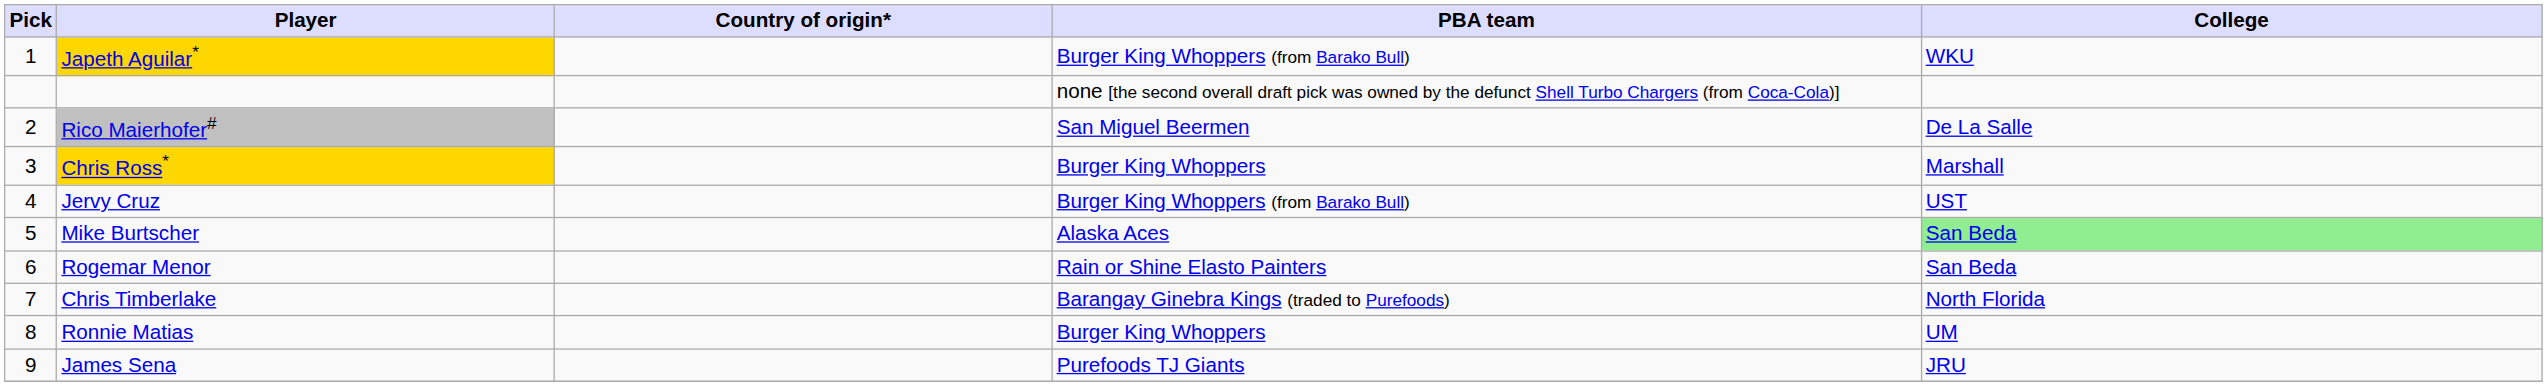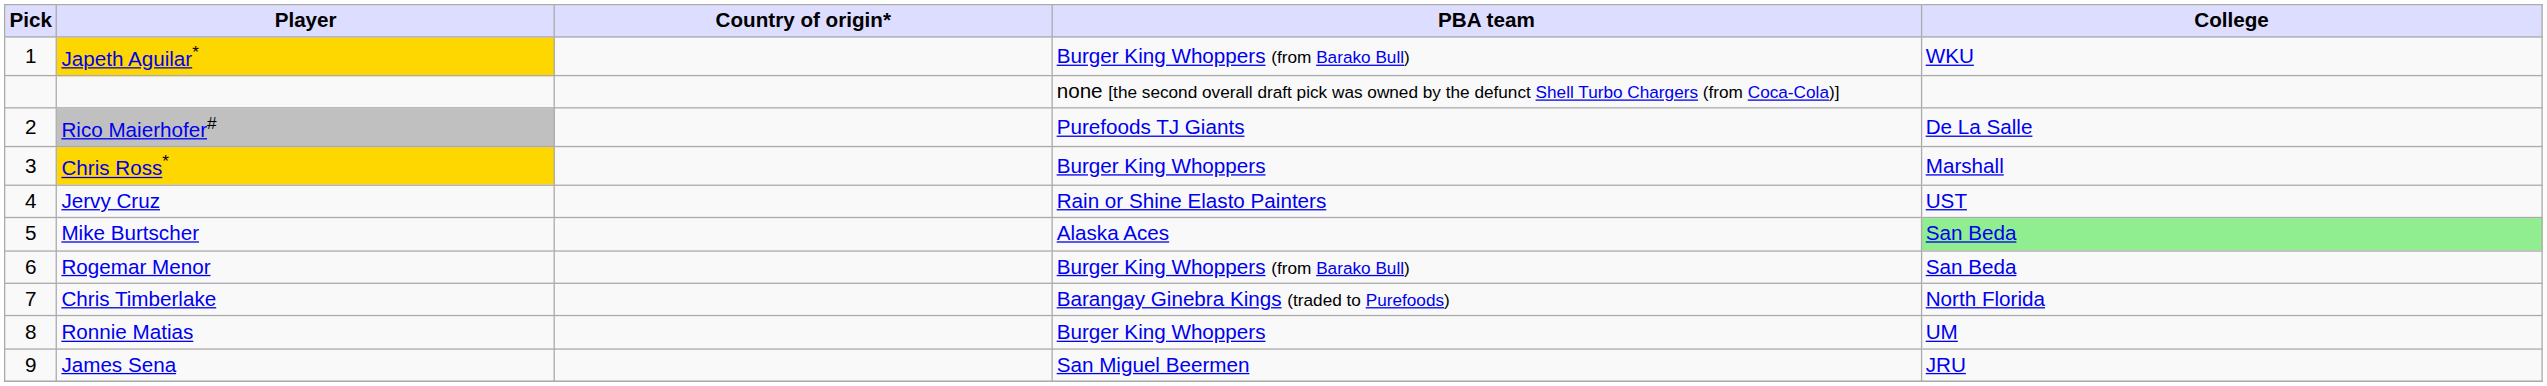(1153, 127) San Miguel Beermen -> (1151, 127) Purefoods TJ Giants
(1233, 201) Burger King Whoppers (from Barako Bull) -> (1191, 201) Rain or Shine Elasto Painters
(1191, 266) Rain or Shine Elasto Painters -> (1233, 266) Burger King Whoppers (from Barako Bull)
(1151, 364) Purefoods TJ Giants -> (1153, 364) San Miguel Beermen
